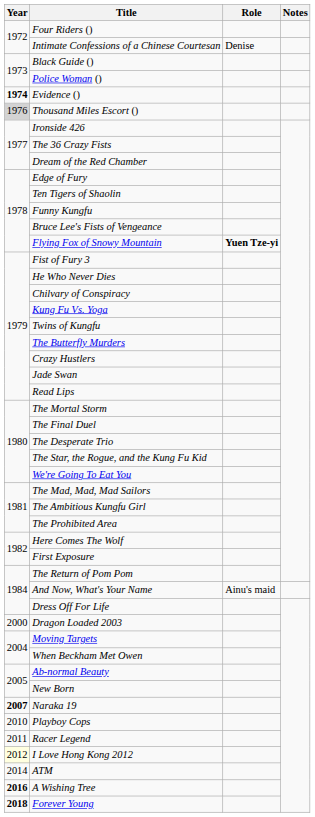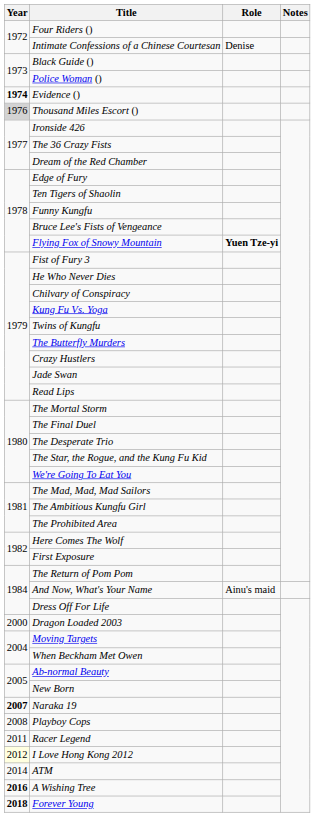(17, 721) 2010 -> (17, 721) 2008
